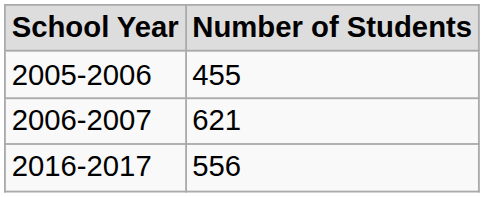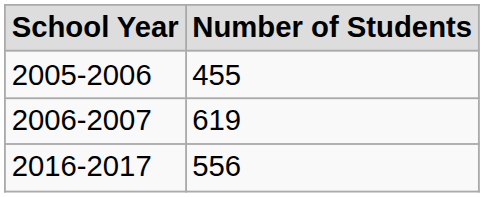(217, 120) 621 -> (217, 120) 619
